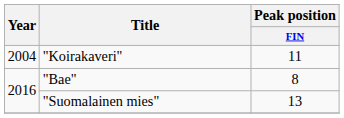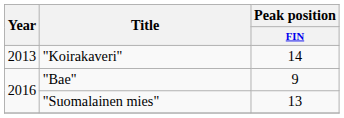(22, 56) 2004 -> (22, 56) 2013
(295, 56) 11 -> (295, 56) 14
(295, 79) 8 -> (295, 79) 9
